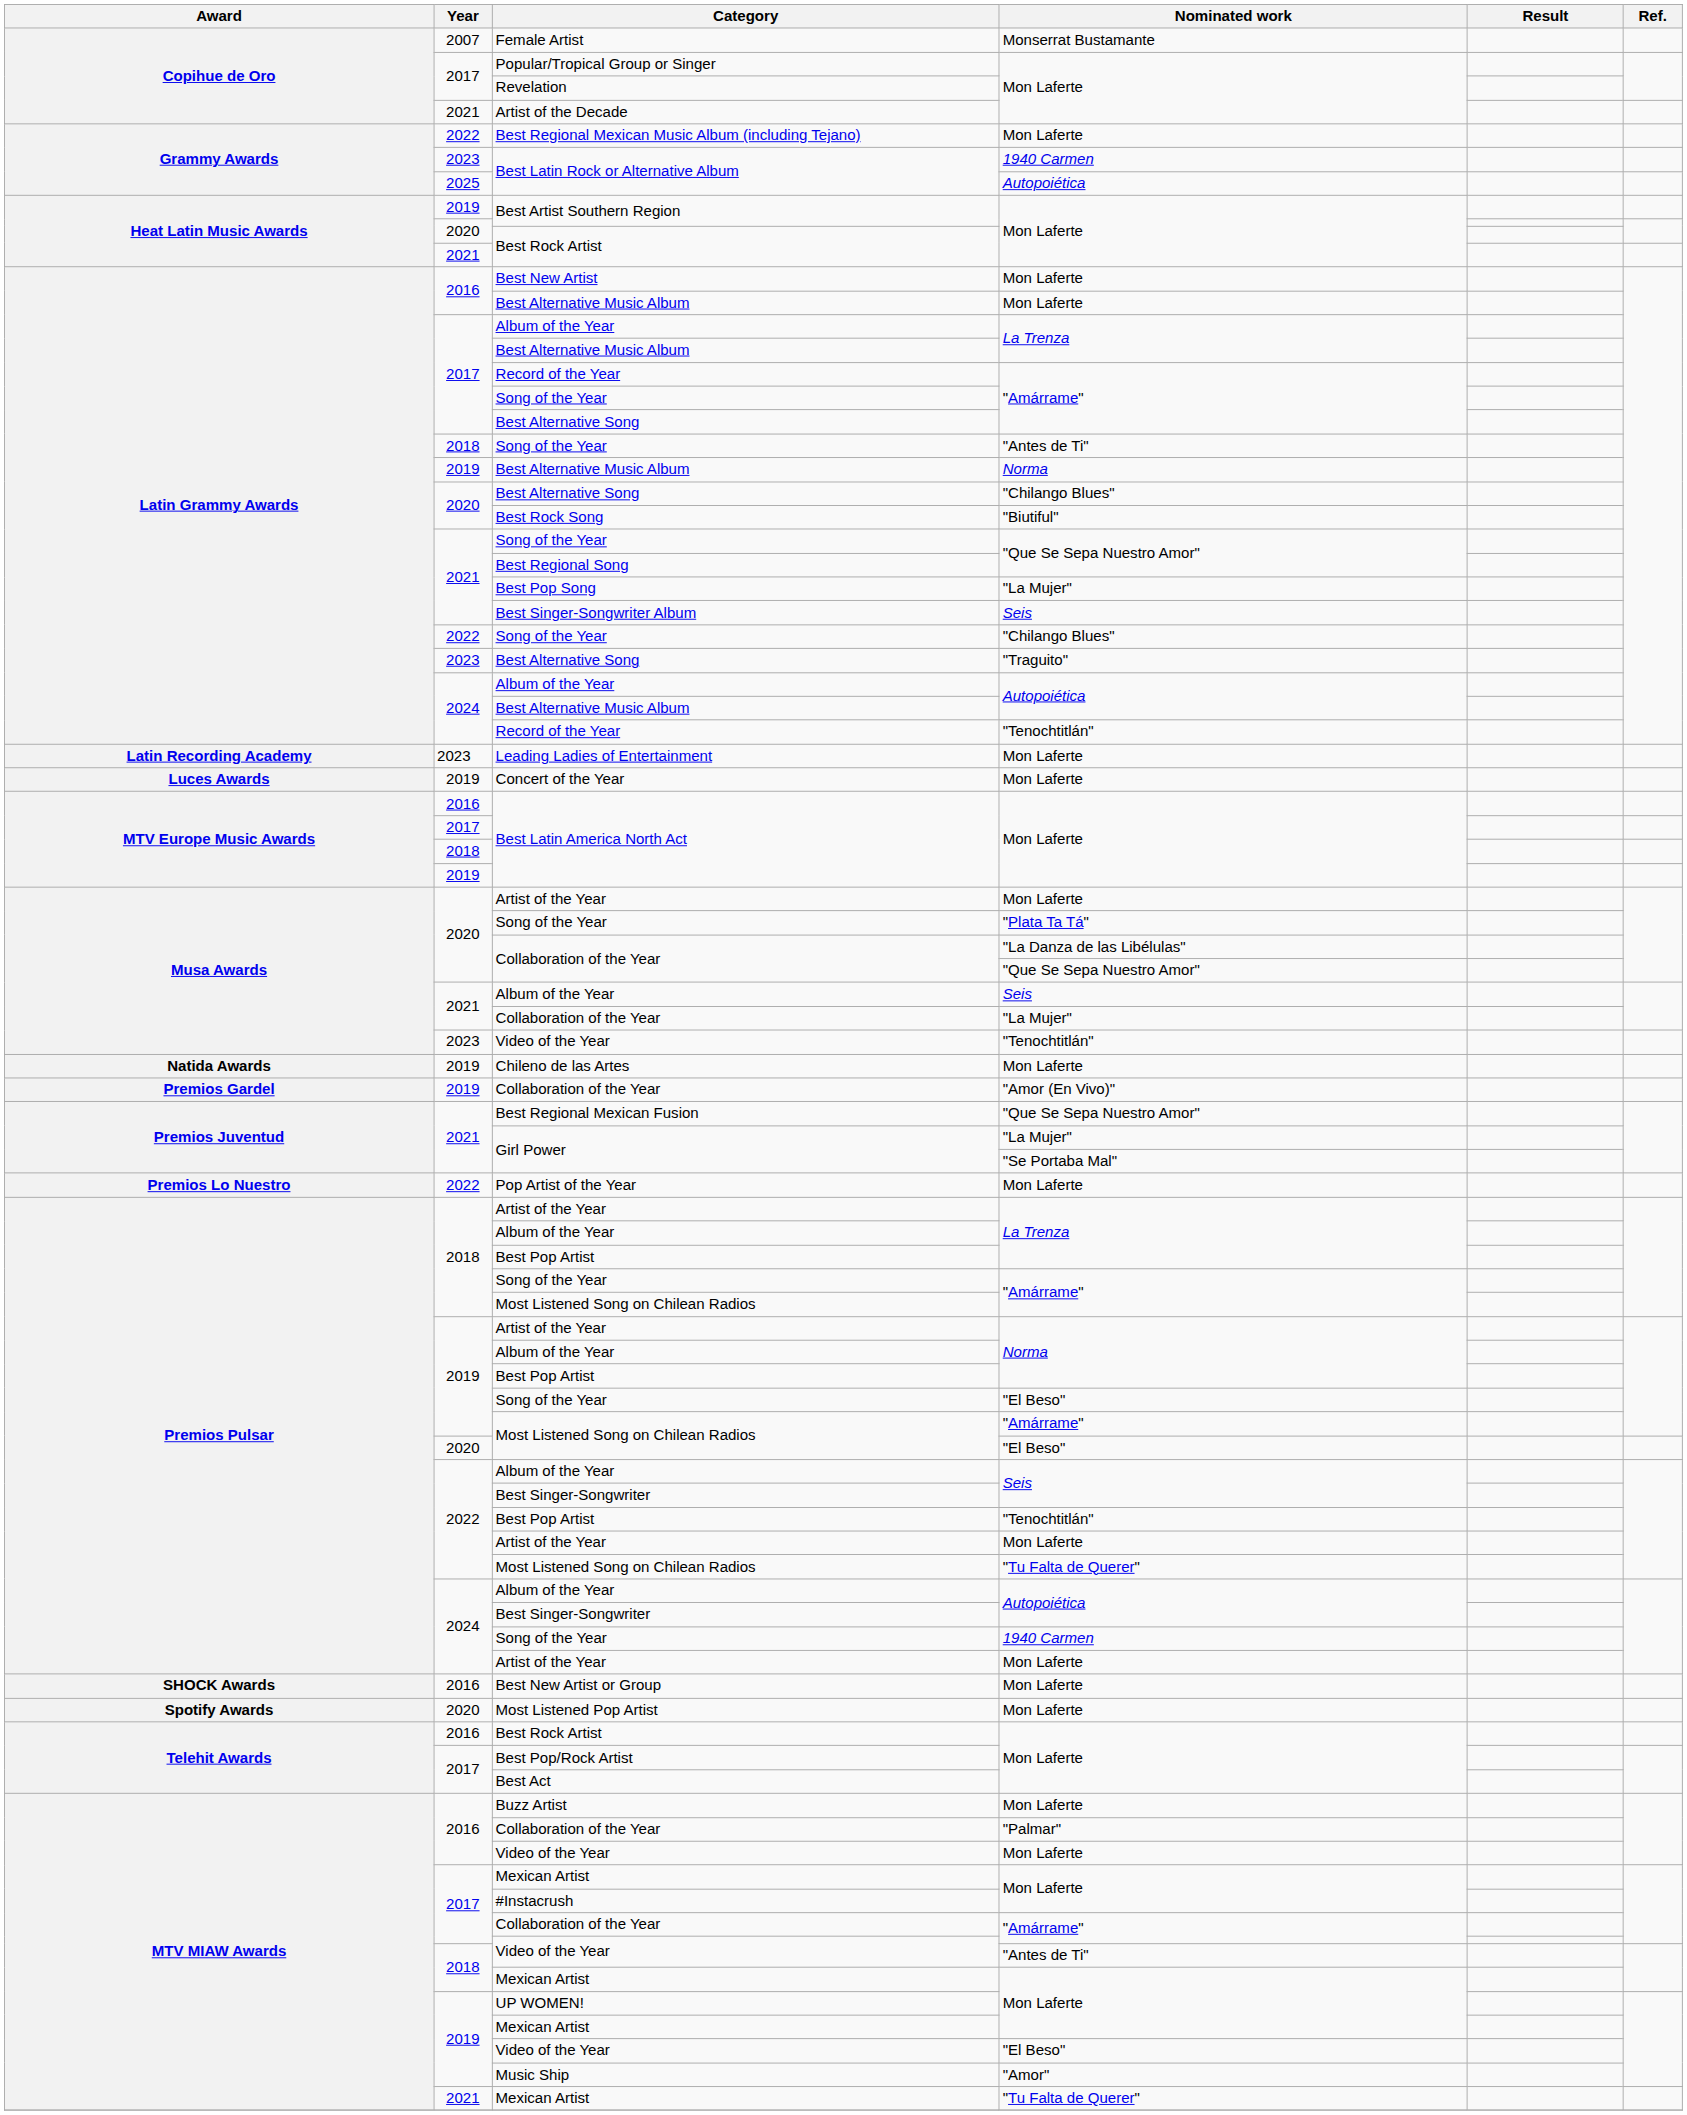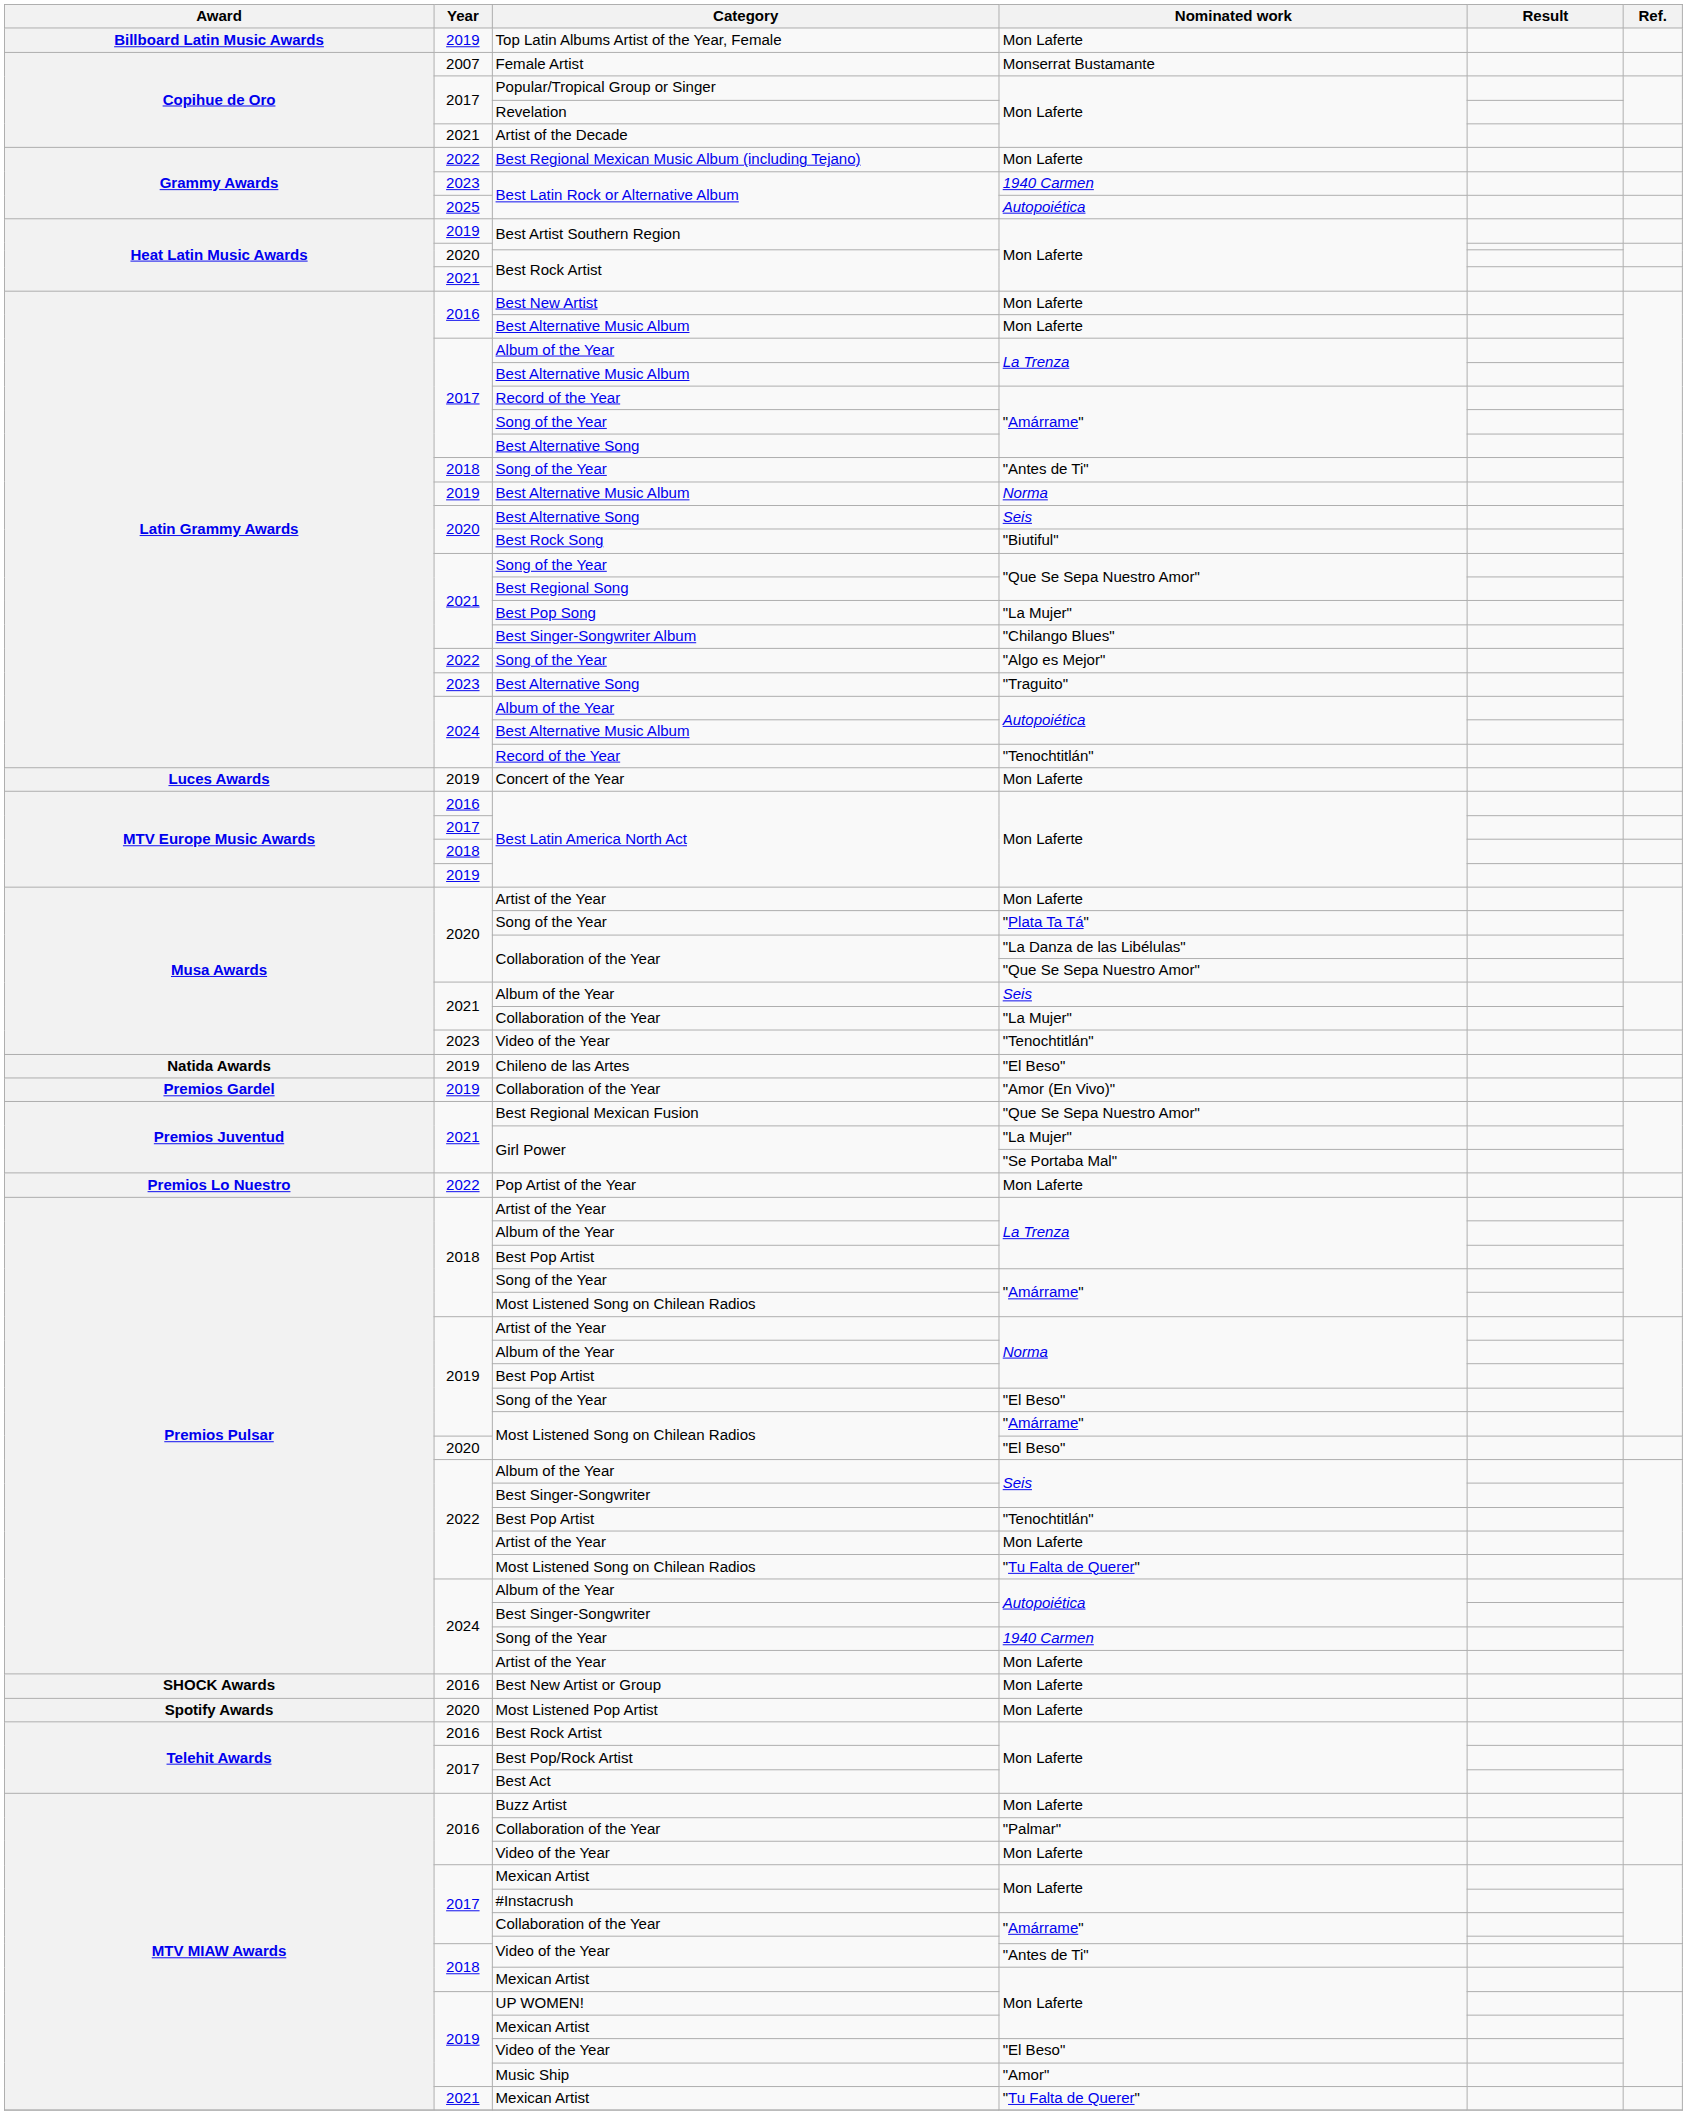+ row: (463, 40)
(1059, 493) "Chilango Blues" -> (1017, 517) Seis
(1017, 612) Seis -> (1059, 636) "Chilango Blues"
(1059, 636) "Chilango Blues" -> (1054, 660) "Algo es Mejor"
- row: (454, 755)
(1043, 1065) Mon Laferte -> (1034, 1065) "El Beso"
